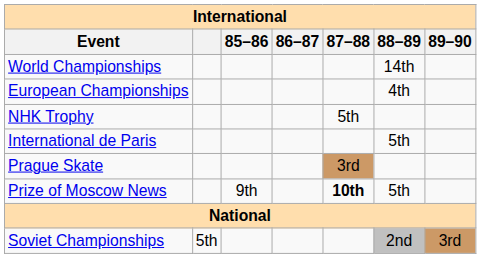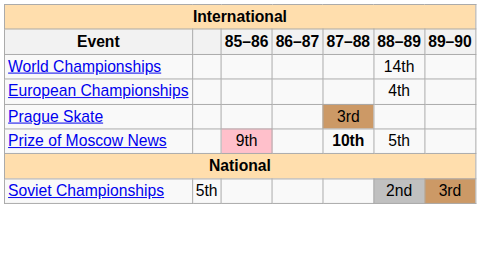- row: (51, 116)
- row: (82, 141)
(247, 191) no background -> (247, 141) pink background
